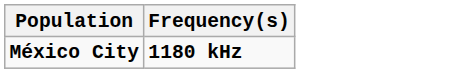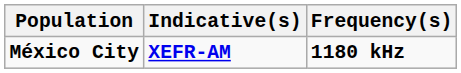+ column: (225, 21)
